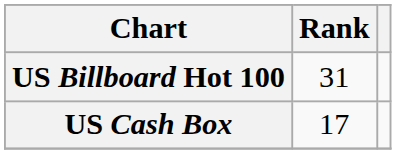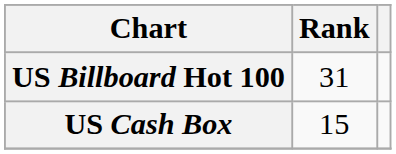(334, 124) 17 -> (334, 124) 15
